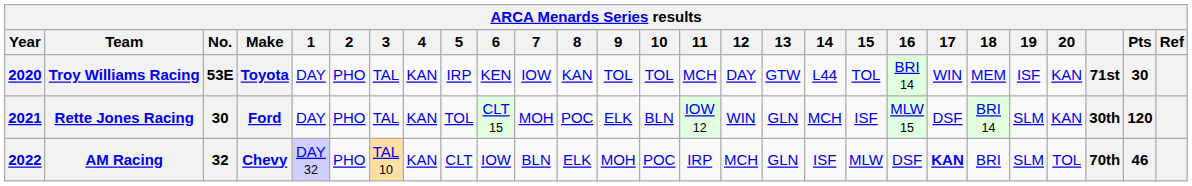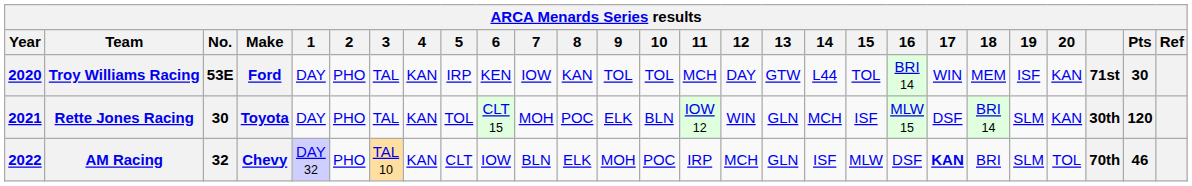(265, 75) Toyota -> (265, 75) Ford
(265, 117) Ford -> (265, 117) Toyota
